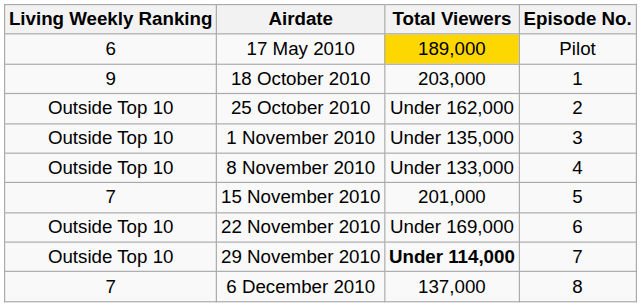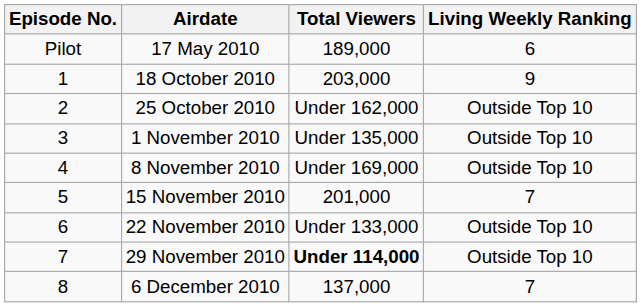columns swapped: (578, 19) <-> (111, 19)
(452, 49) gold background -> (357, 49) no background
(452, 167) Under 133,000 -> (357, 167) Under 169,000
(452, 227) Under 169,000 -> (357, 227) Under 133,000
